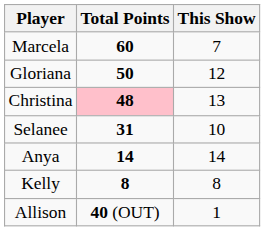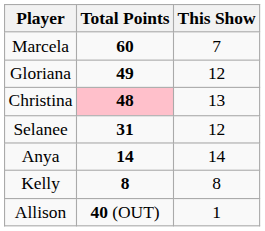(125, 73) 50 -> (125, 73) 49
(217, 128) 10 -> (217, 128) 12
